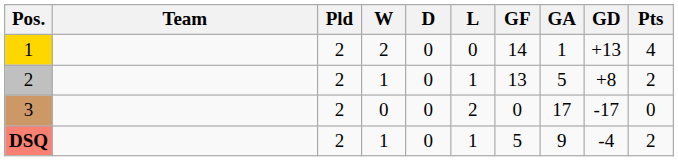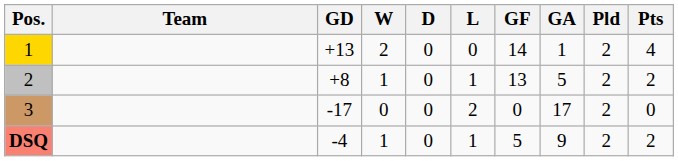columns swapped: (339, 19) <-> (606, 19)
